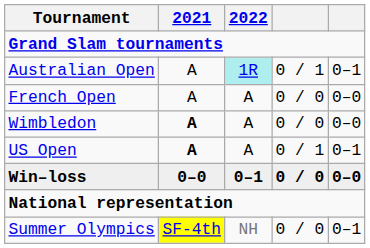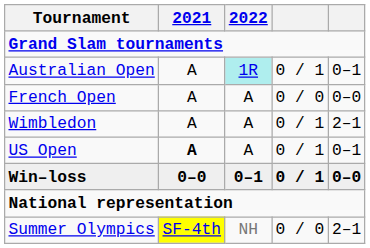(192, 124) bold -> (192, 124) normal
(300, 124) 0 / 0 -> (300, 124) 0 / 1
(347, 124) 0–0 -> (347, 124) 2–1
(300, 177) 0 / 0 -> (300, 177) 0 / 1
(347, 230) 0–1 -> (347, 230) 2–1
